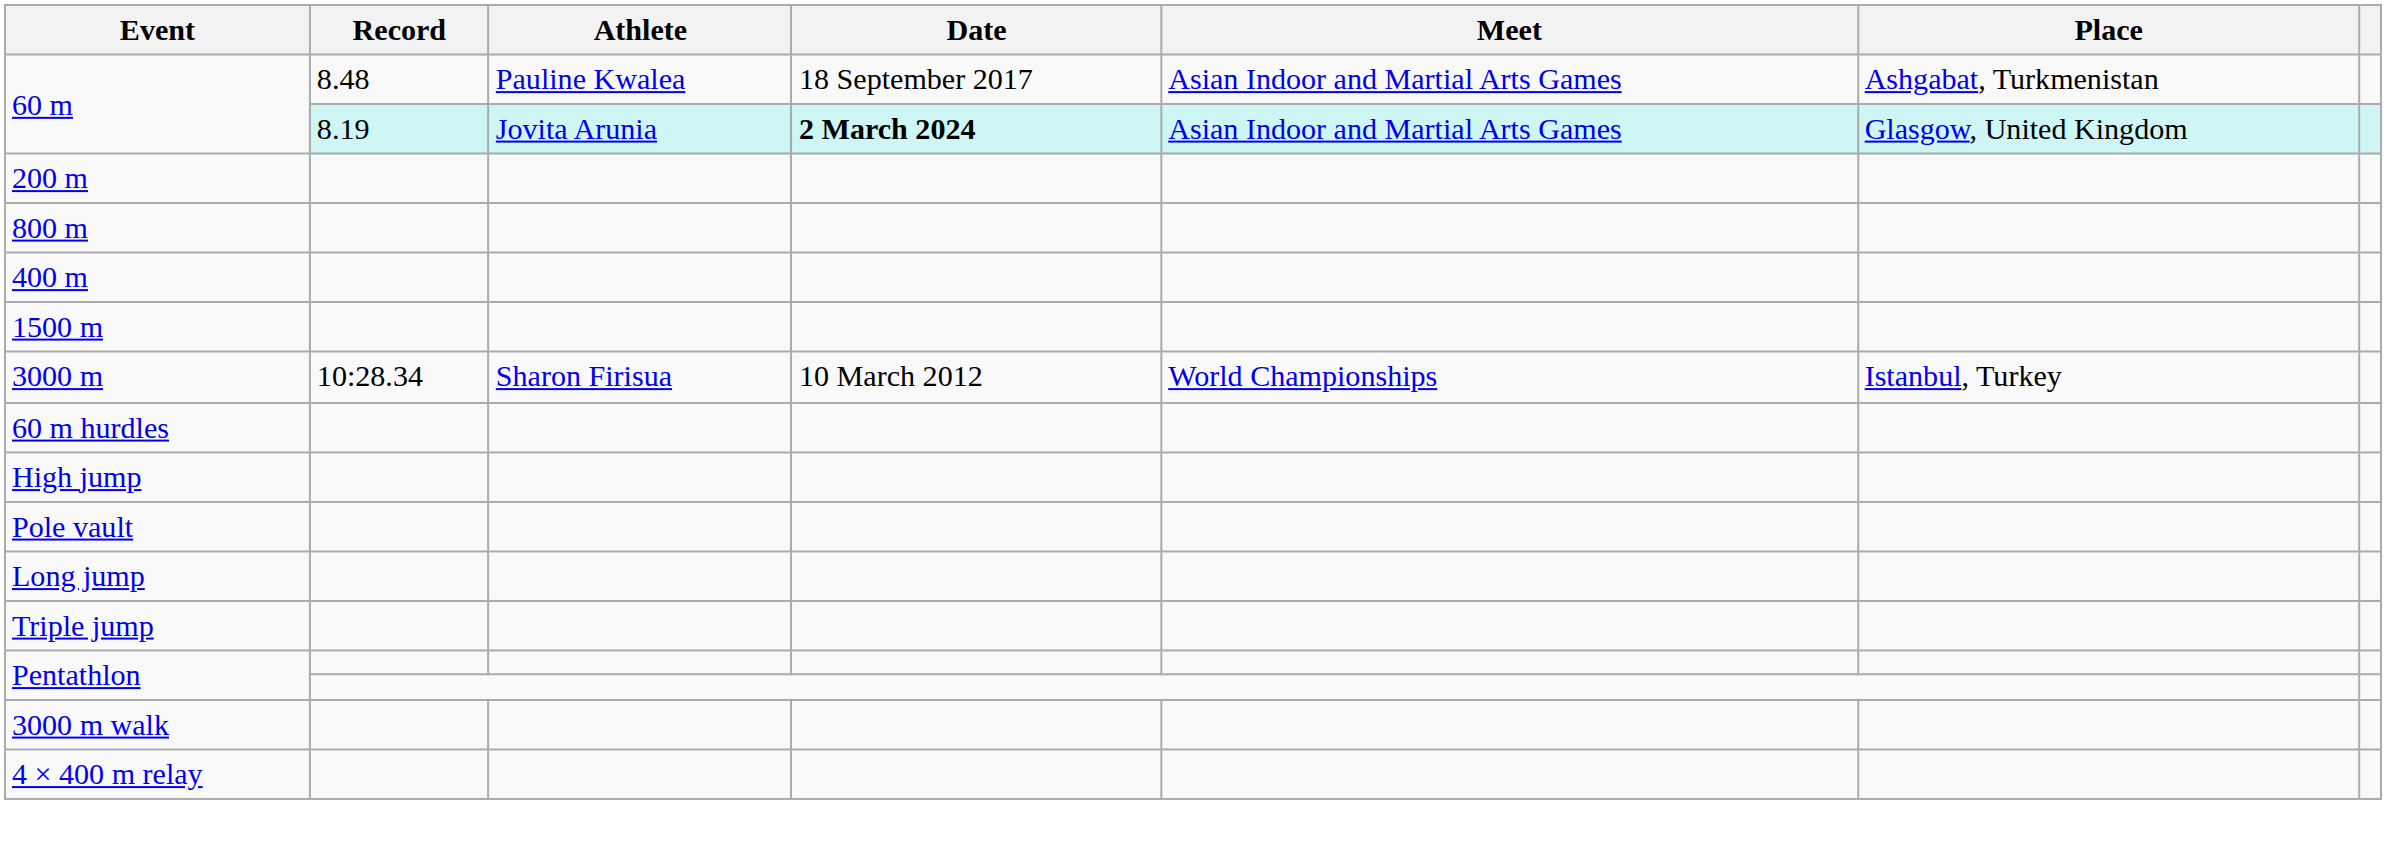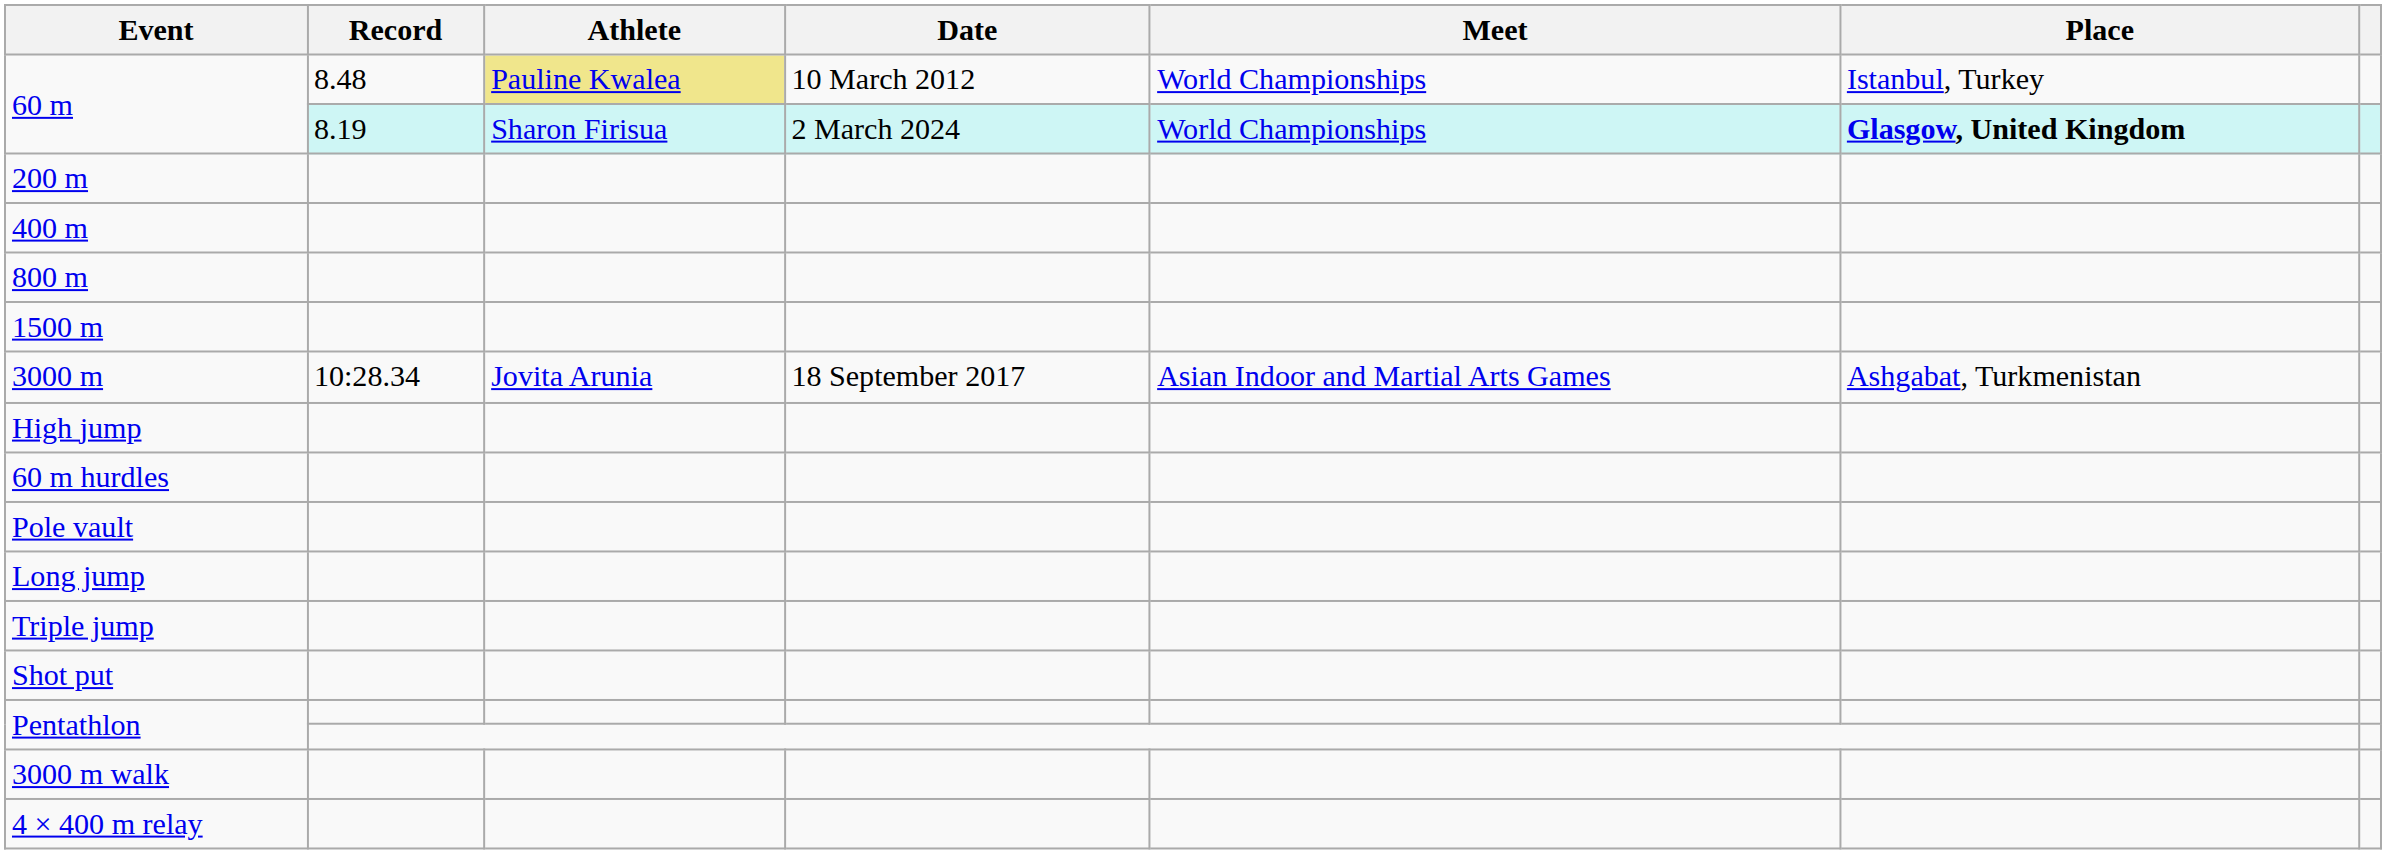(591, 79) no background -> (586, 79) khaki background
(916, 79) 18 September 2017 -> (883, 79) 10 March 2012
(1395, 79) Asian Indoor and Martial Arts Games -> (1292, 79) World Championships
(2012, 79) Ashgabat, Turkmenistan -> (1945, 79) Istanbul, Turkey
(576, 128) Jovita Arunia -> (579, 128) Sharon Firisua
(887, 128) bold -> (876, 128) normal
(1395, 128) Asian Indoor and Martial Arts Games -> (1292, 128) World Championships
(2026, 128) normal -> (2016, 128) bold
rows swapped: (50, 277) <-> (50, 227)
(584, 376) Sharon Firisua -> (572, 376) Jovita Arunia
(891, 376) 10 March 2012 -> (908, 376) 18 September 2017
(1303, 376) World Championships -> (1384, 376) Asian Indoor and Martial Arts Games
(1963, 376) Istanbul, Turkey -> (1994, 376) Ashgabat, Turkmenistan
rows swapped: (91, 426) <-> (77, 476)
+ row: (63, 674)
